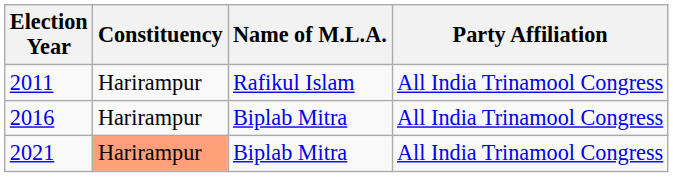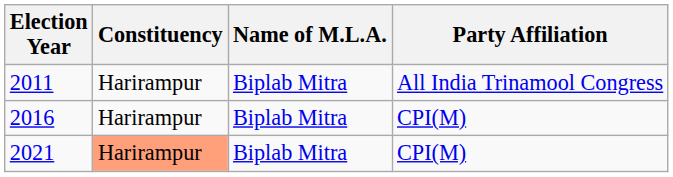(294, 82) Rafikul Islam -> (290, 82) Biplab Mitra
(530, 117) All India Trinamool Congress -> (432, 117) CPI(M)
(530, 152) All India Trinamool Congress -> (432, 152) CPI(M)
